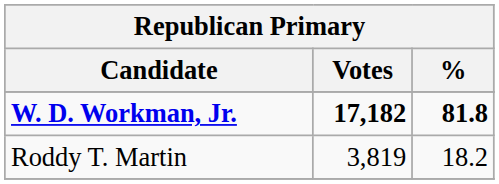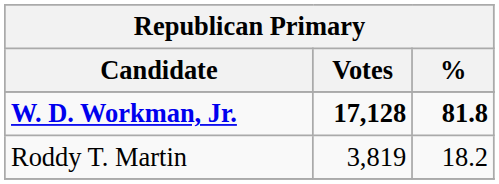(370, 113) 17,182 -> (370, 113) 17,128
